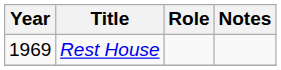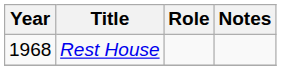(30, 49) 1969 -> (30, 49) 1968
